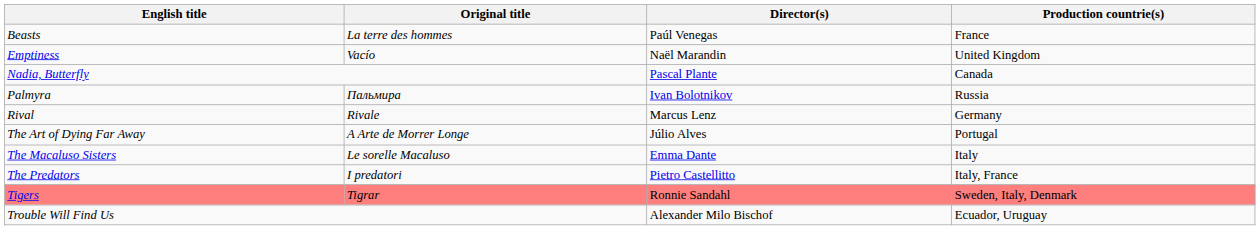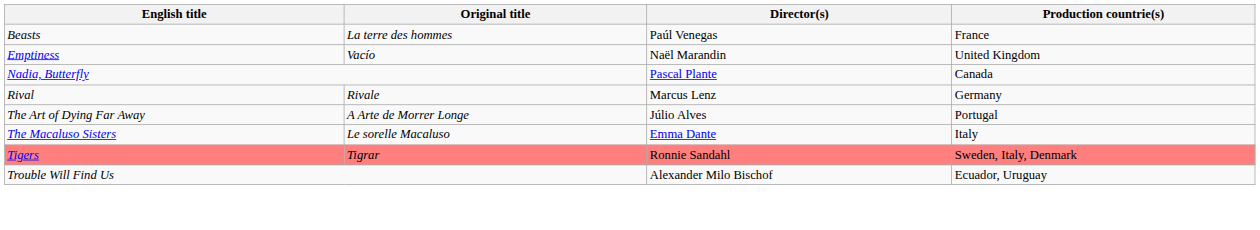- row: (29, 94)
- row: (43, 174)
